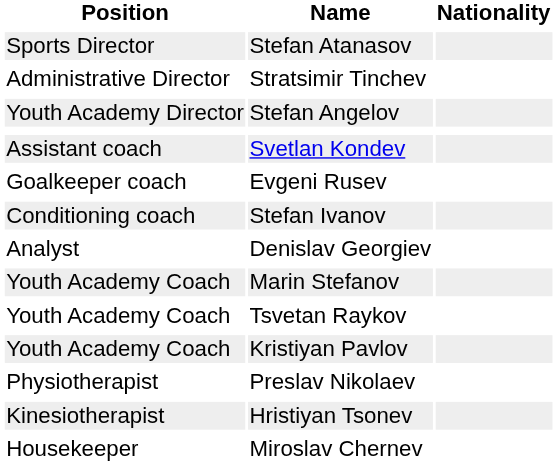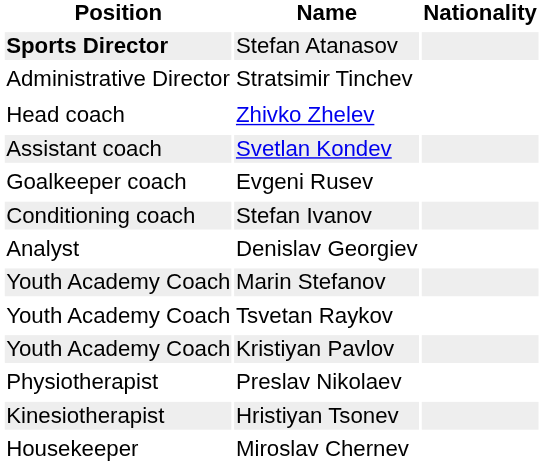(80, 45) normal -> (87, 45) bold
- row: (324, 112)
+ row: (305, 115)
